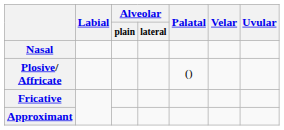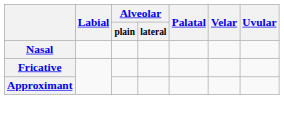- row: (40, 73)
